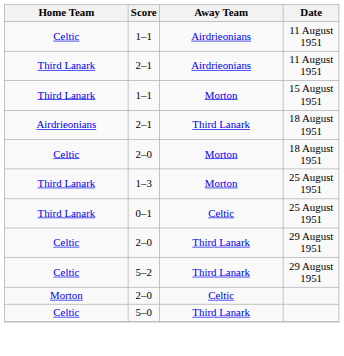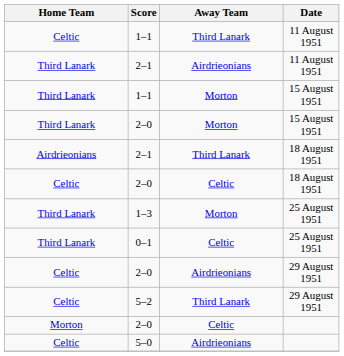(221, 36) Airdrieonians -> (221, 36) Third Lanark
+ row: (144, 124)
(221, 154) Morton -> (221, 183) Celtic
(221, 242) Third Lanark -> (221, 272) Airdrieonians
(221, 313) Third Lanark -> (221, 342) Airdrieonians
